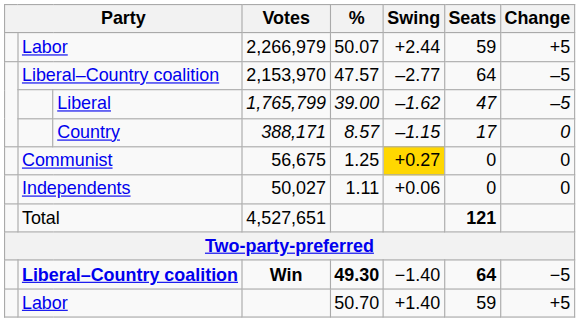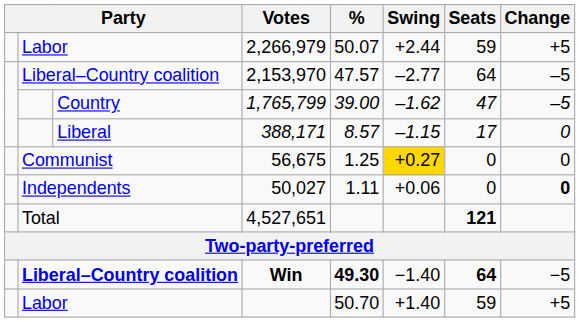(84, 103) Liberal -> (89, 103) Country
(89, 132) Country -> (84, 132) Liberal
(565, 189) normal -> (565, 189) bold
